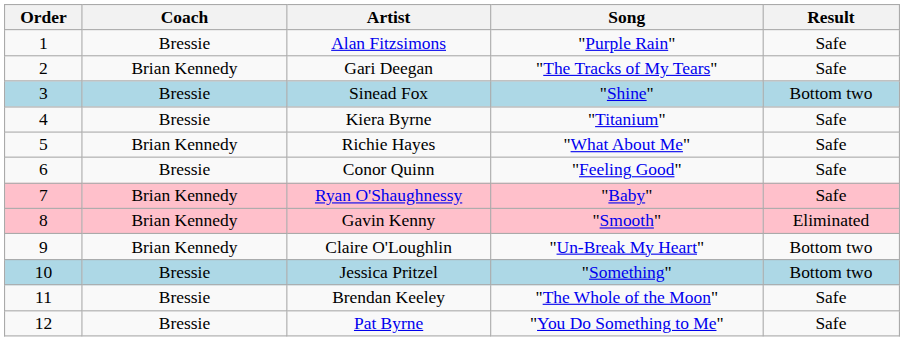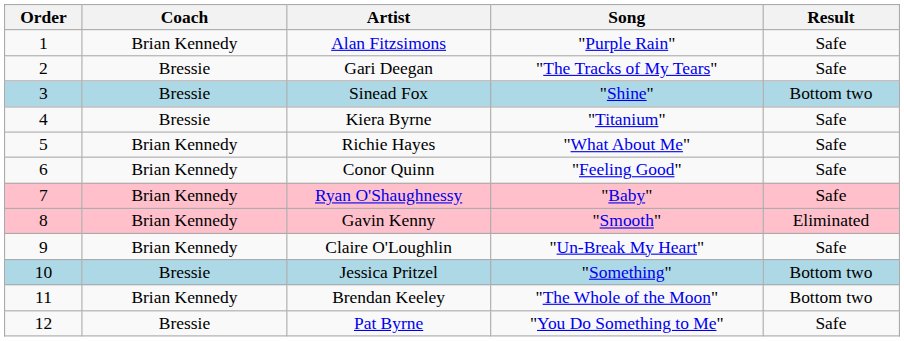(184, 42) Bressie -> (184, 42) Brian Kennedy
(184, 68) Brian Kennedy -> (184, 68) Bressie
(184, 170) Bressie -> (184, 170) Brian Kennedy
(831, 246) Bottom two -> (831, 246) Safe
(184, 297) Bressie -> (184, 297) Brian Kennedy
(831, 297) Safe -> (831, 297) Bottom two
